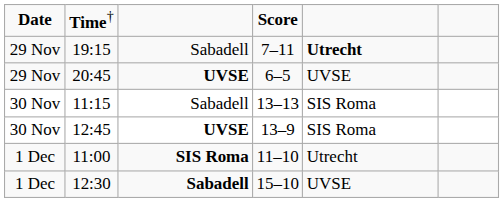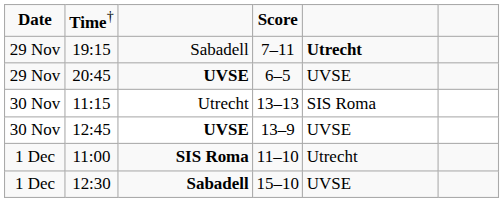(220, 103) Sabadell -> (223, 103) Utrecht
(341, 130) SIS Roma -> (329, 130) UVSE
